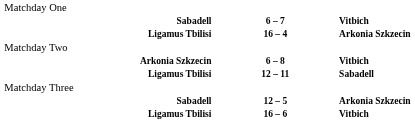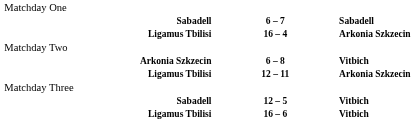(354, 20) Vitbich -> (357, 20) Sabadell
(357, 74) Sabadell -> (375, 74) Arkonia Szkzecin
(375, 101) Arkonia Szkzecin -> (354, 101) Vitbich
